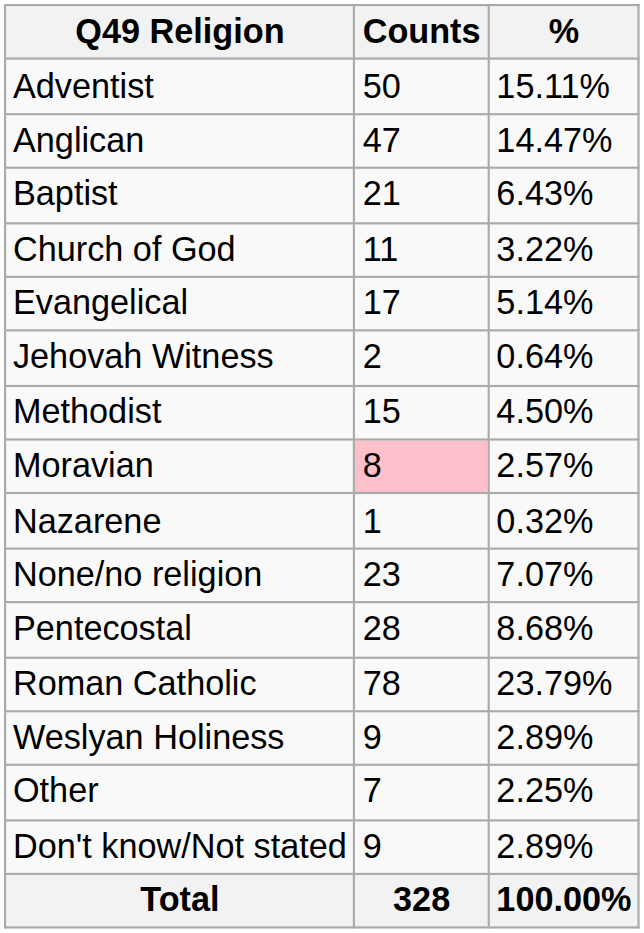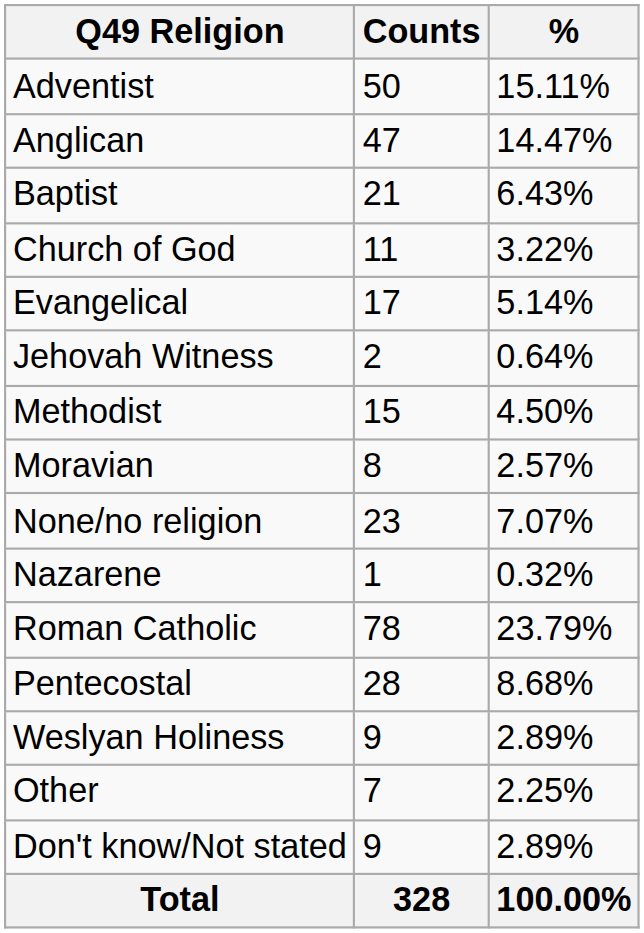(372, 466) pink background -> (372, 466) no background
rows swapped: (87, 520) <-> (138, 574)
rows swapped: (102, 628) <-> (135, 683)
